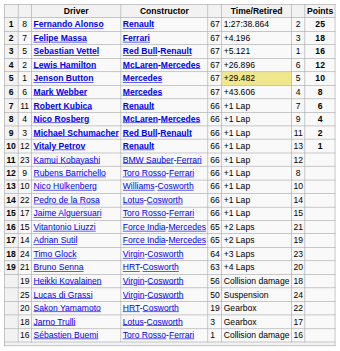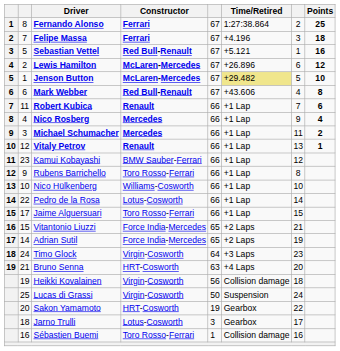(138, 24) Renault -> (136, 24) Ferrari
(143, 78) Mercedes -> (162, 78) McLaren-Mercedes
(143, 92) Mercedes -> (157, 92) Red Bull-Renault
(162, 119) McLaren-Mercedes -> (143, 119) Mercedes
(157, 132) Red Bull-Renault -> (143, 132) Mercedes
